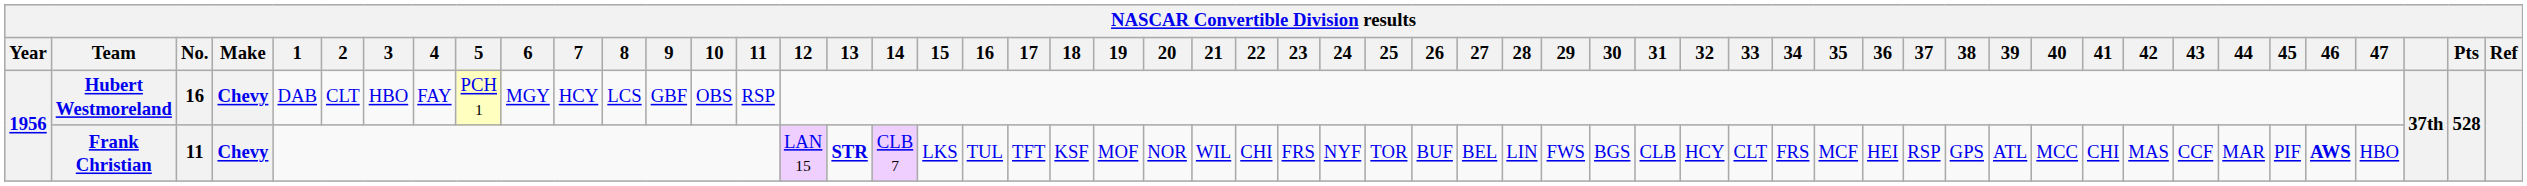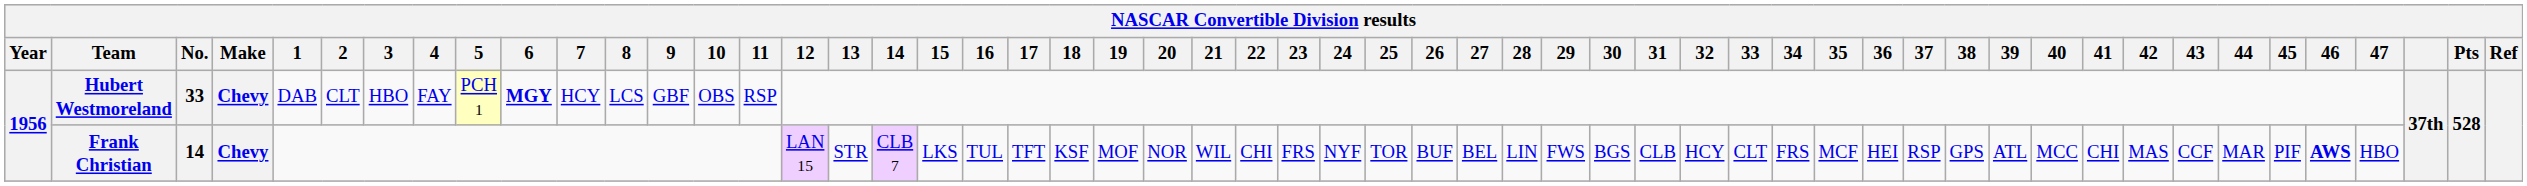(195, 97) 16 -> (195, 97) 33
(528, 97) normal -> (529, 97) bold
(195, 153) 11 -> (195, 153) 14
(850, 153) bold -> (851, 153) normal
